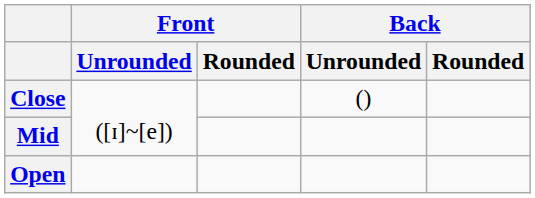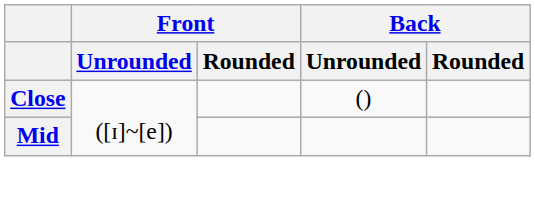- row: (38, 173)
